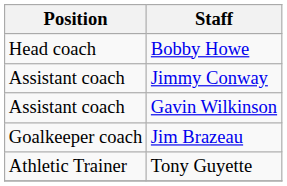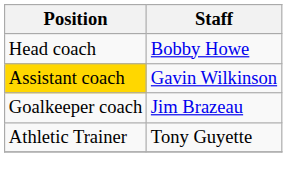- row: (209, 78)
(67, 107) no background -> (67, 78) gold background
